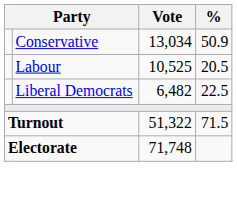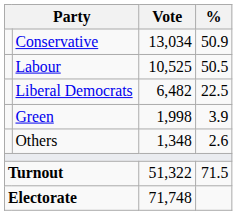(215, 66) 20.5 -> (215, 66) 50.5
+ row: (35, 116)
+ row: (36, 141)
